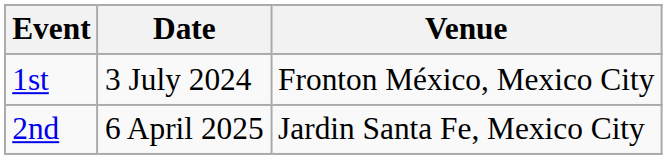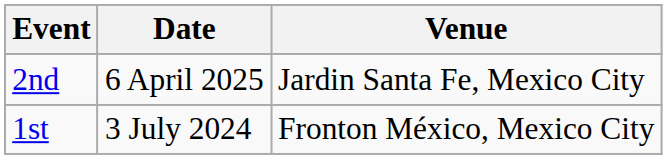rows swapped: (31, 79) <-> (36, 128)
